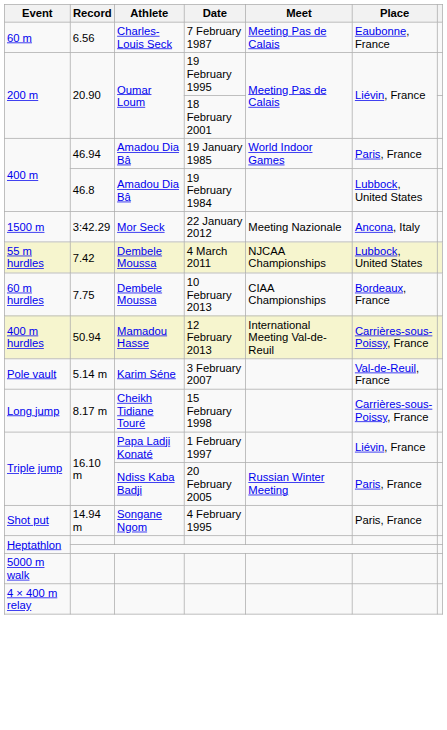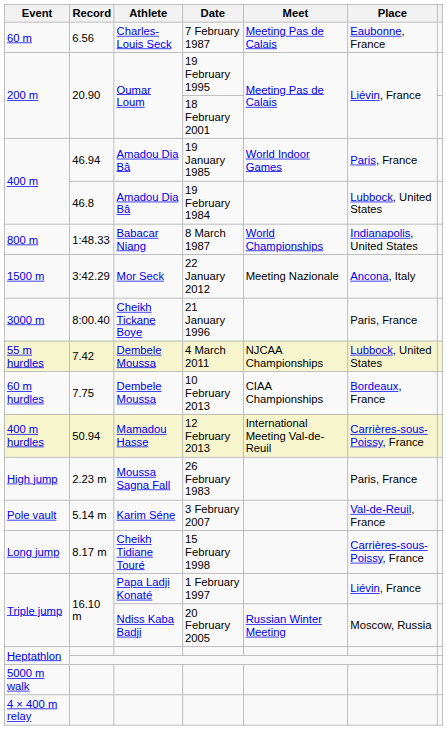+ row: (23, 240)
+ row: (26, 319)
+ row: (32, 479)
(388, 484) Paris, France -> (391, 625) Moscow, Russia
- row: (28, 521)
